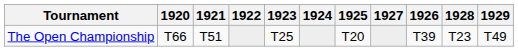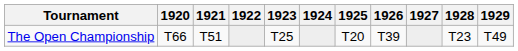columns swapped: (424, 15) <-> (389, 15)
